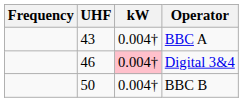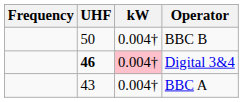rows swapped: (186, 39) <-> (186, 85)
(88, 62) normal -> (88, 62) bold
